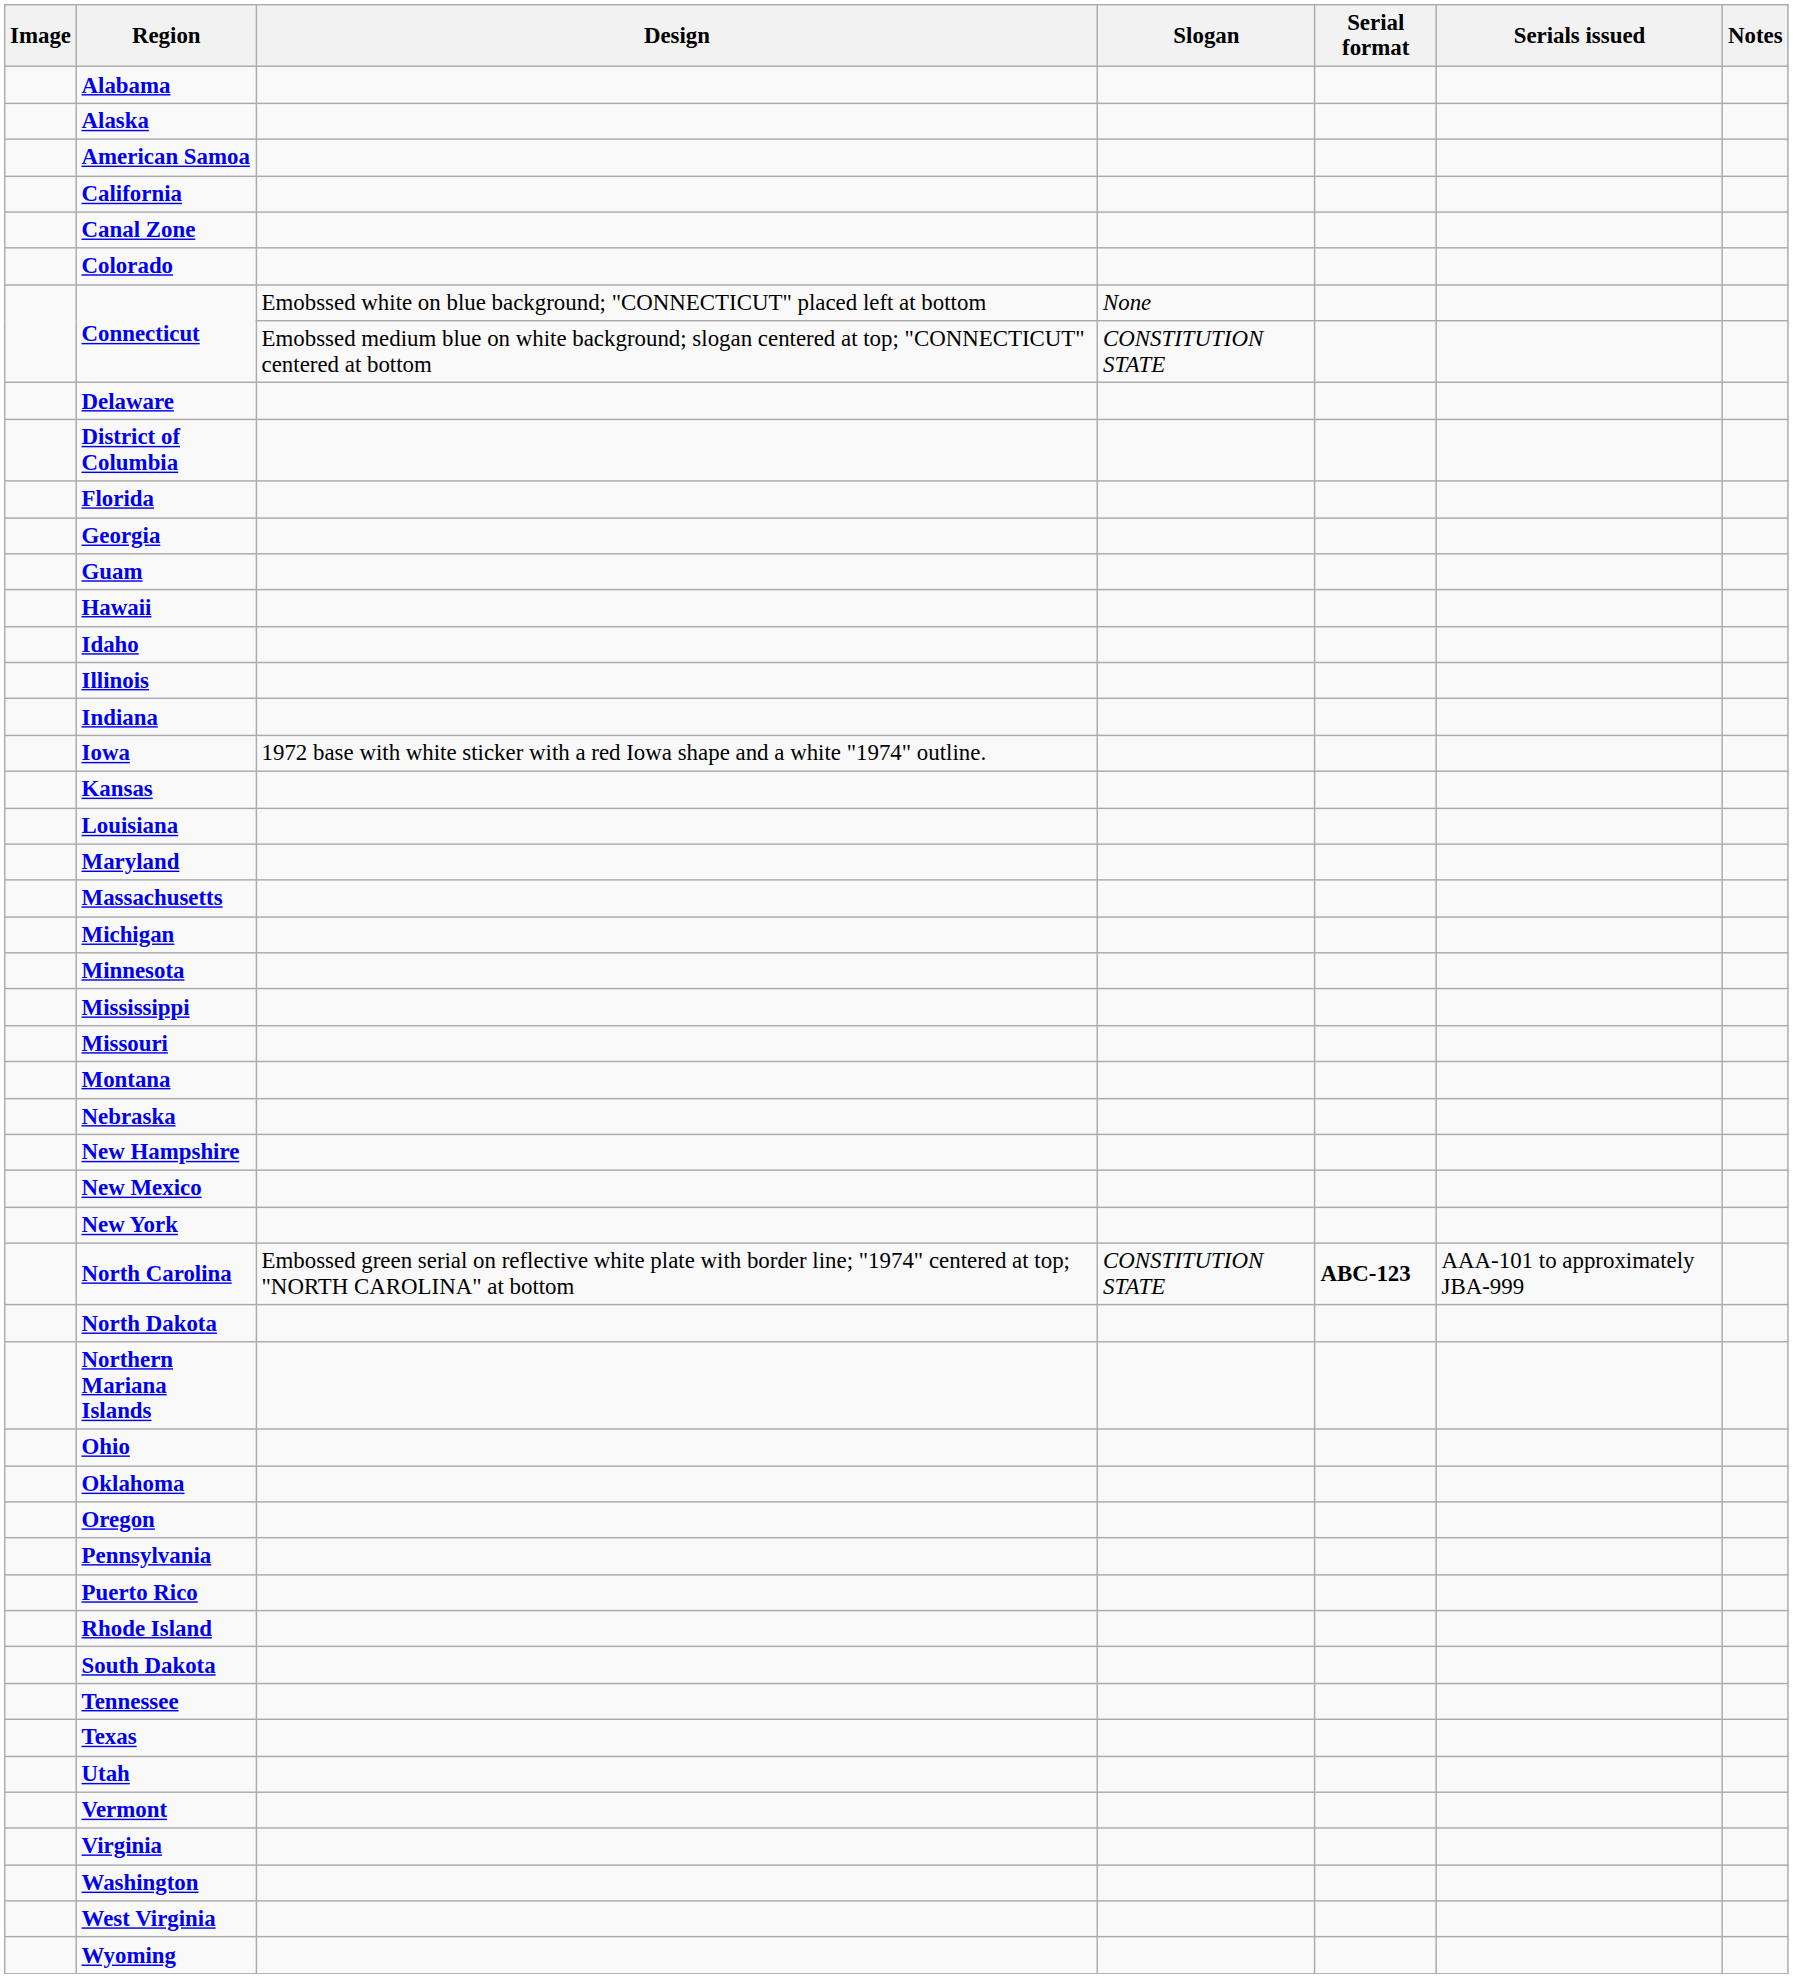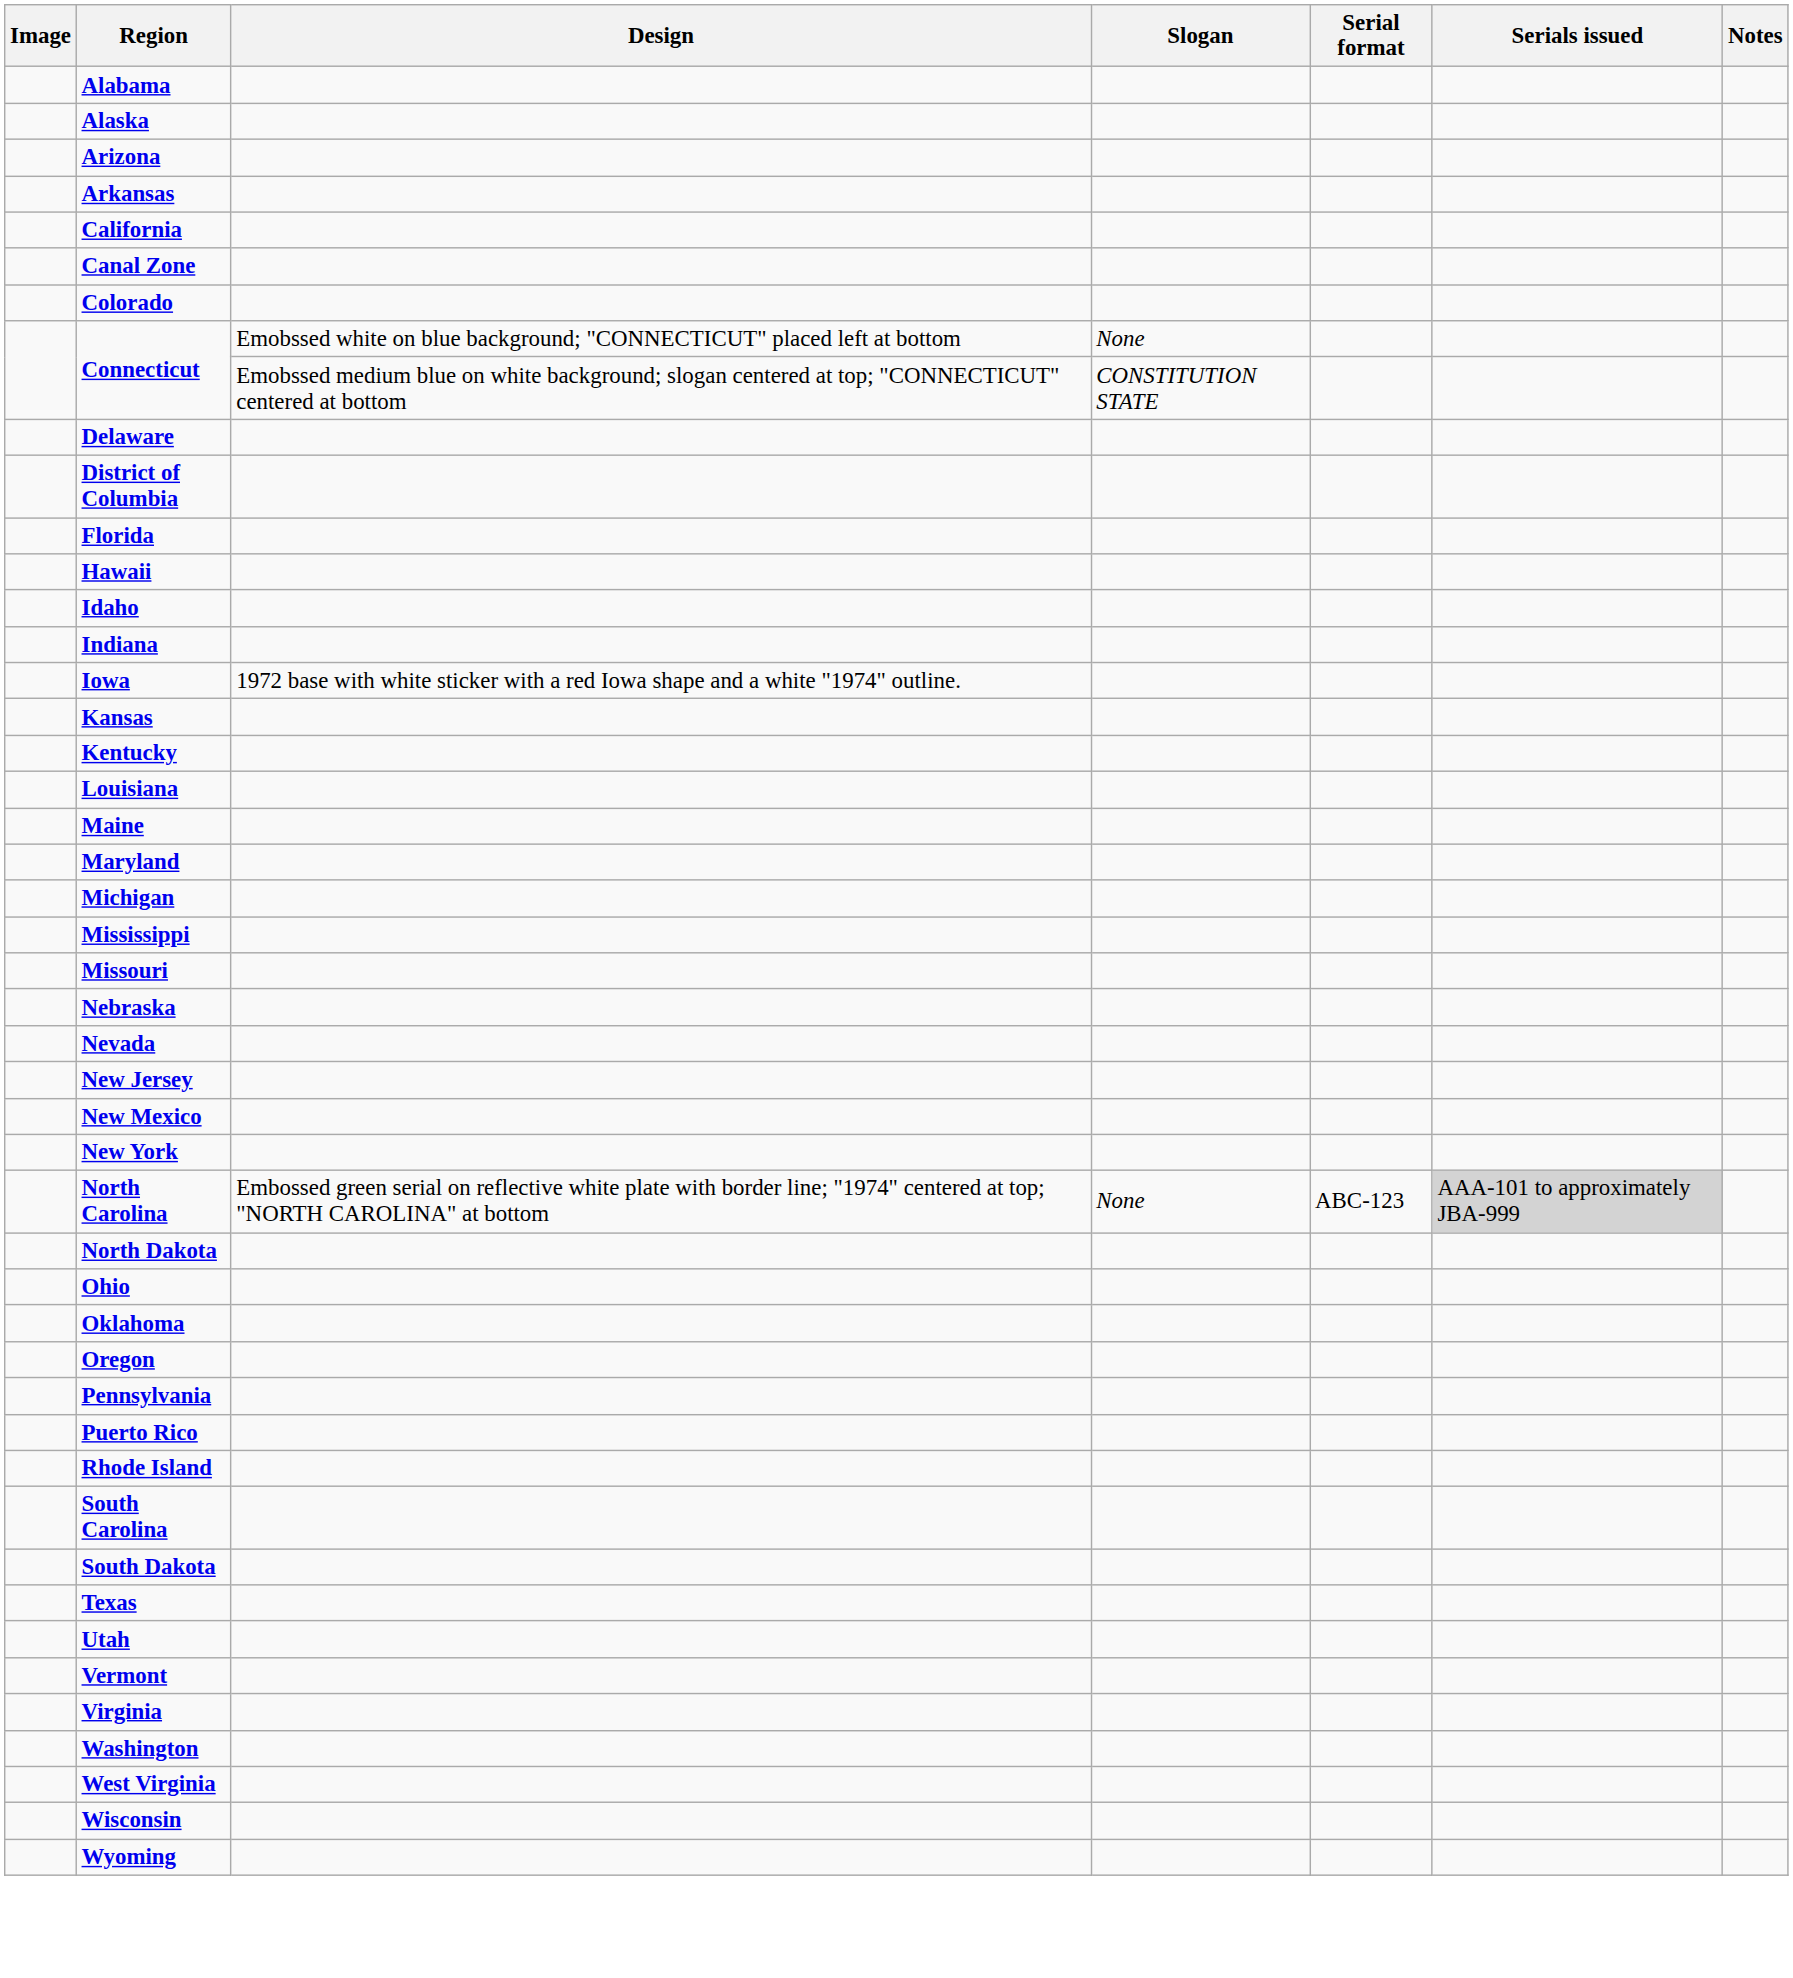- row: (166, 157)
+ row: (121, 157)
+ row: (128, 193)
- row: (121, 535)
- row: (112, 571)
- row: (115, 680)
+ row: (129, 753)
+ row: (113, 825)
- row: (152, 898)
- row: (133, 970)
- row: (126, 1079)
+ row: (118, 1043)
- row: (160, 1152)
+ row: (137, 1079)
(1183, 1273) CONSTITUTION STATE -> (1120, 1201) None
(1366, 1273) bold -> (1360, 1201) normal
(1568, 1273) no background -> (1564, 1201) lightgrey background
- row: (127, 1385)
+ row: (125, 1517)
- row: (130, 1701)
+ row: (132, 1820)
